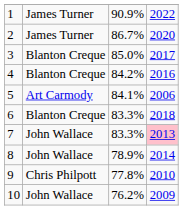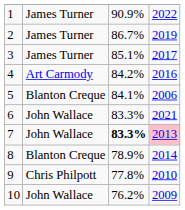(162, 34) 2020 -> (165, 34) 2019
(66, 54) Blanton Creque -> (60, 54) James Turner
(128, 54) 85.0% -> (128, 54) 85.1%
(66, 74) Blanton Creque -> (59, 74) Art Carmody
(59, 94) Art Carmody -> (66, 94) Blanton Creque
(66, 114) Blanton Creque -> (59, 114) John Wallace
(162, 114) 2018 -> (165, 114) 2021
(128, 134) normal -> (129, 134) bold
(59, 154) John Wallace -> (66, 154) Blanton Creque
